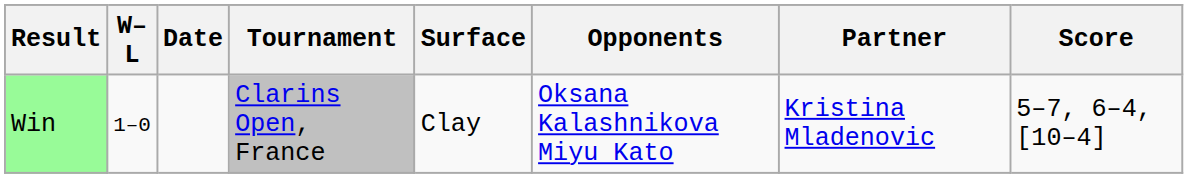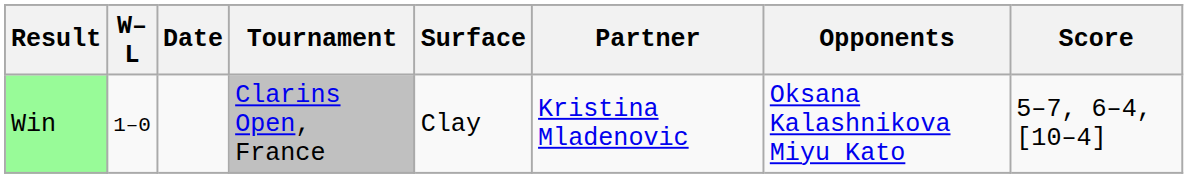columns swapped: (894, 40) <-> (655, 40)
